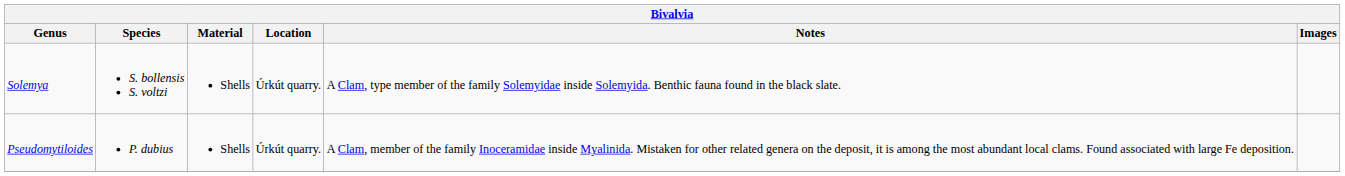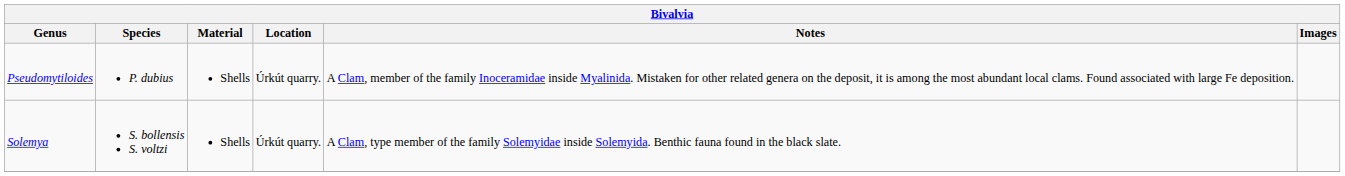rows swapped: (50, 149) <-> (28, 85)
